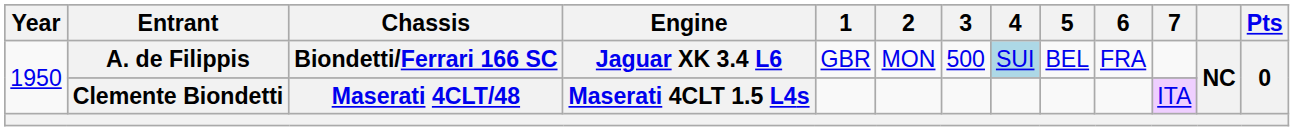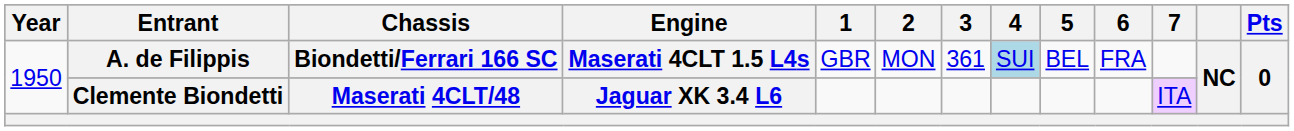(689, 59) Jaguar XK 3.4 L6 -> (689, 59) Maserati 4CLT 1.5 L4s
(966, 59) 500 -> (966, 59) 361
(689, 96) Maserati 4CLT 1.5 L4s -> (689, 96) Jaguar XK 3.4 L6
